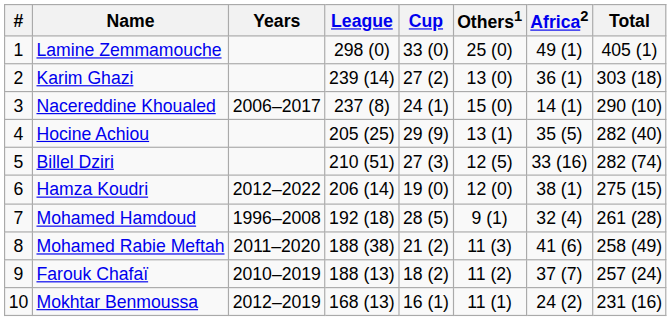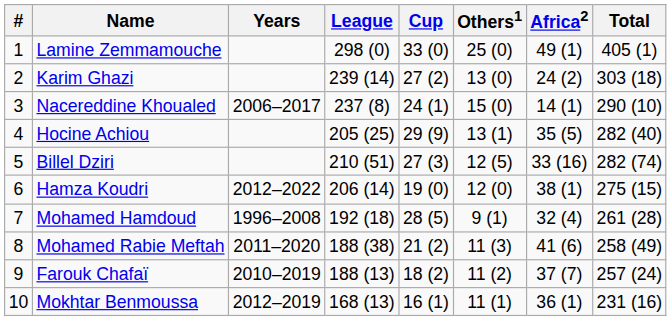(559, 78) 36 (1) -> (559, 78) 24 (2)
(559, 301) 24 (2) -> (559, 301) 36 (1)
